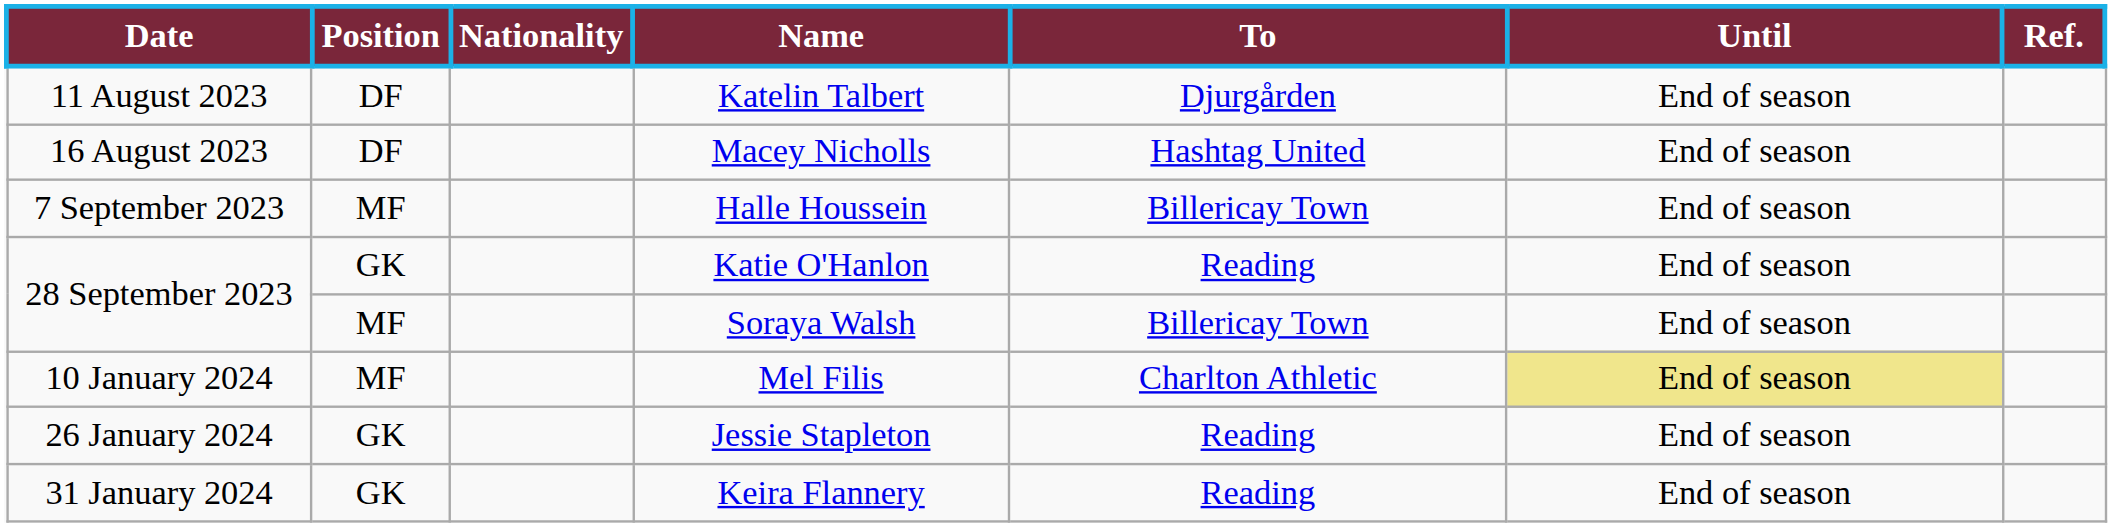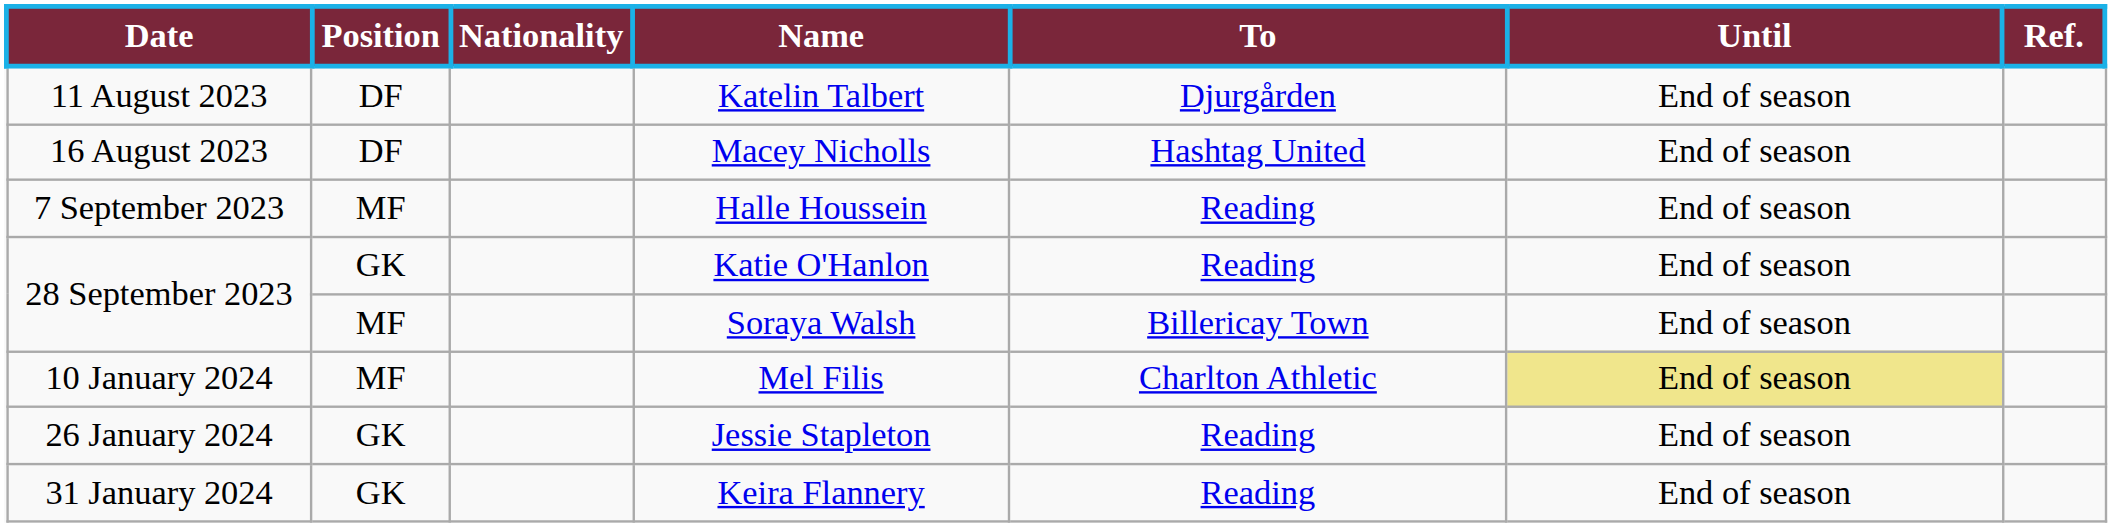(1258, 208) Billericay Town -> (1258, 208) Reading
